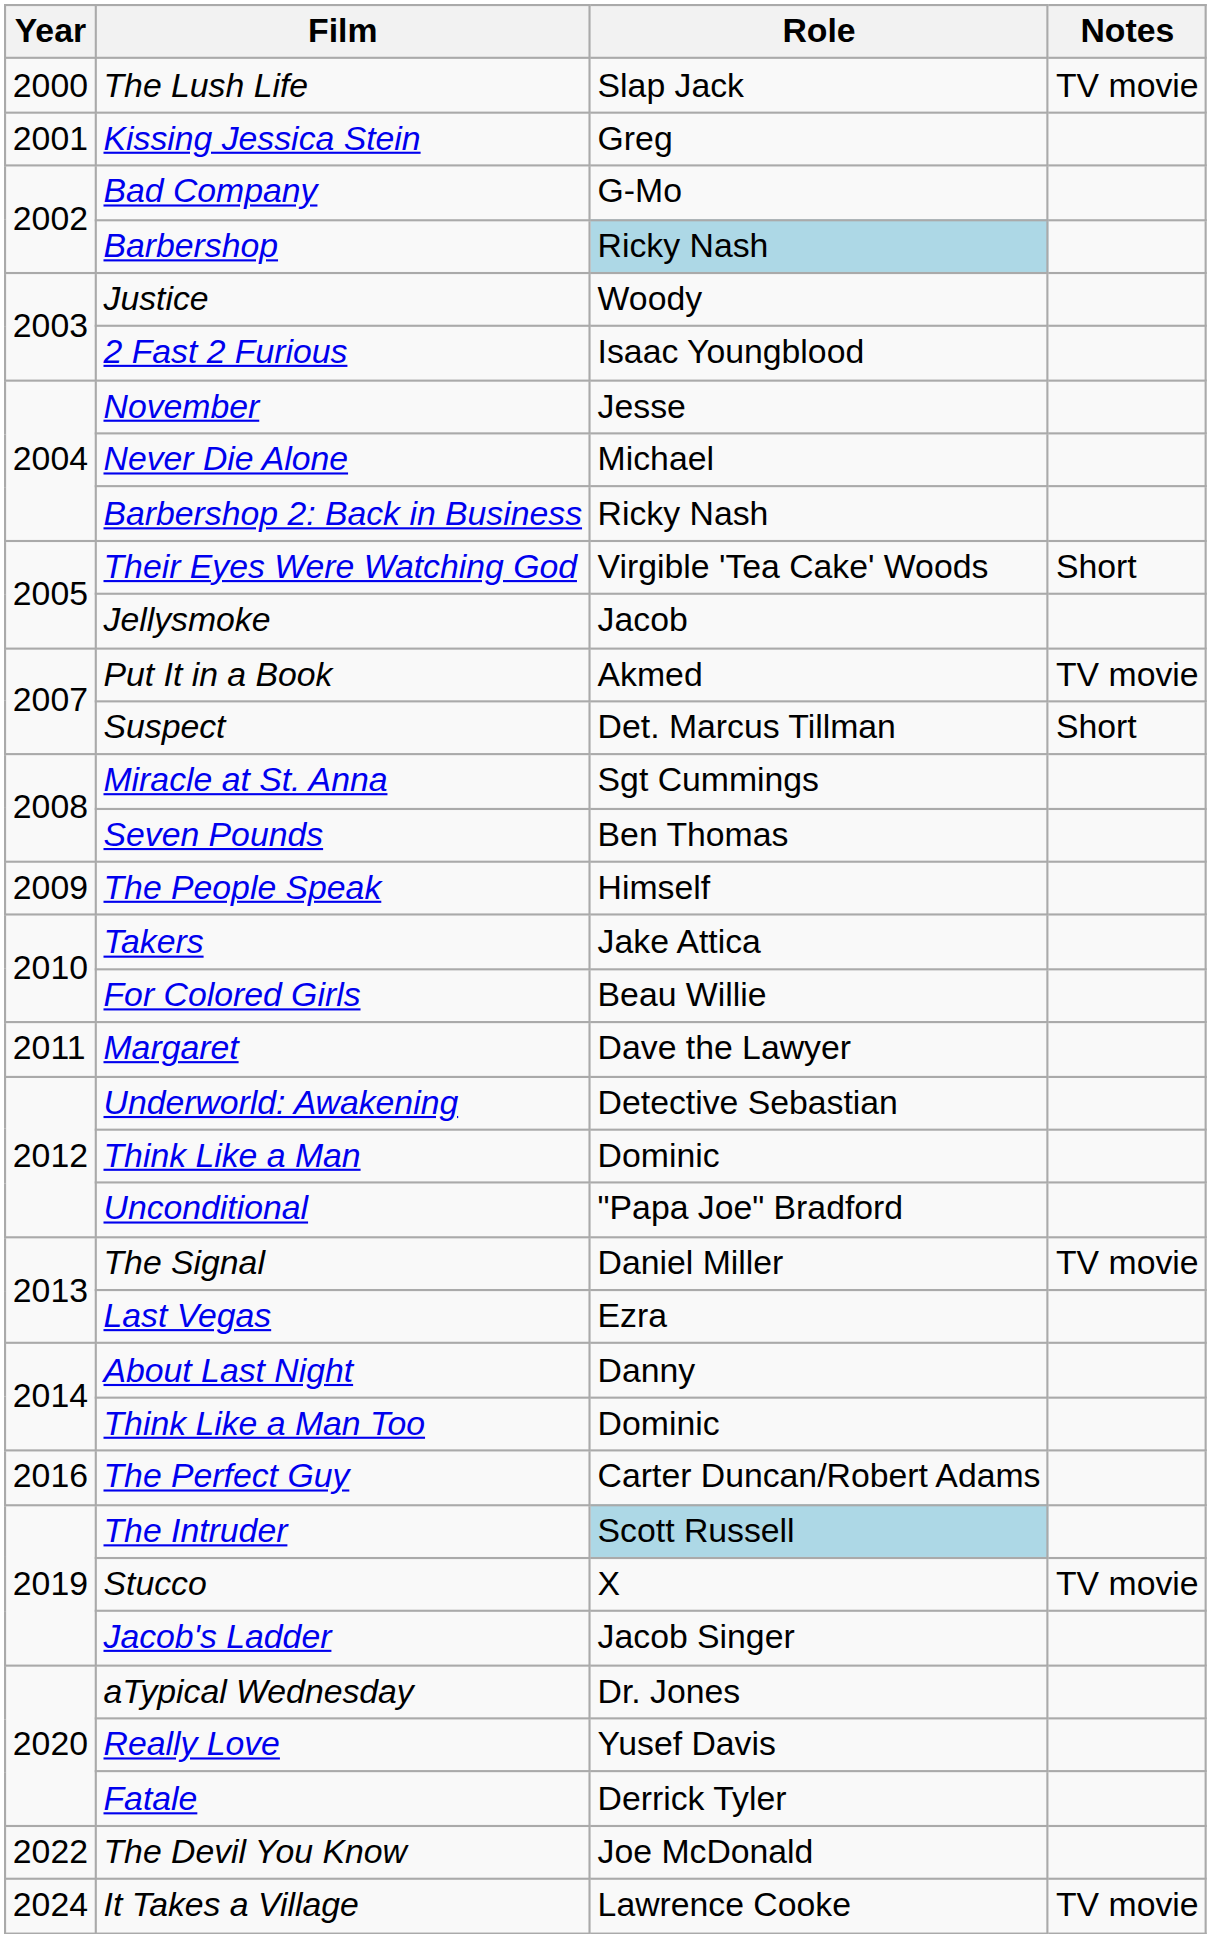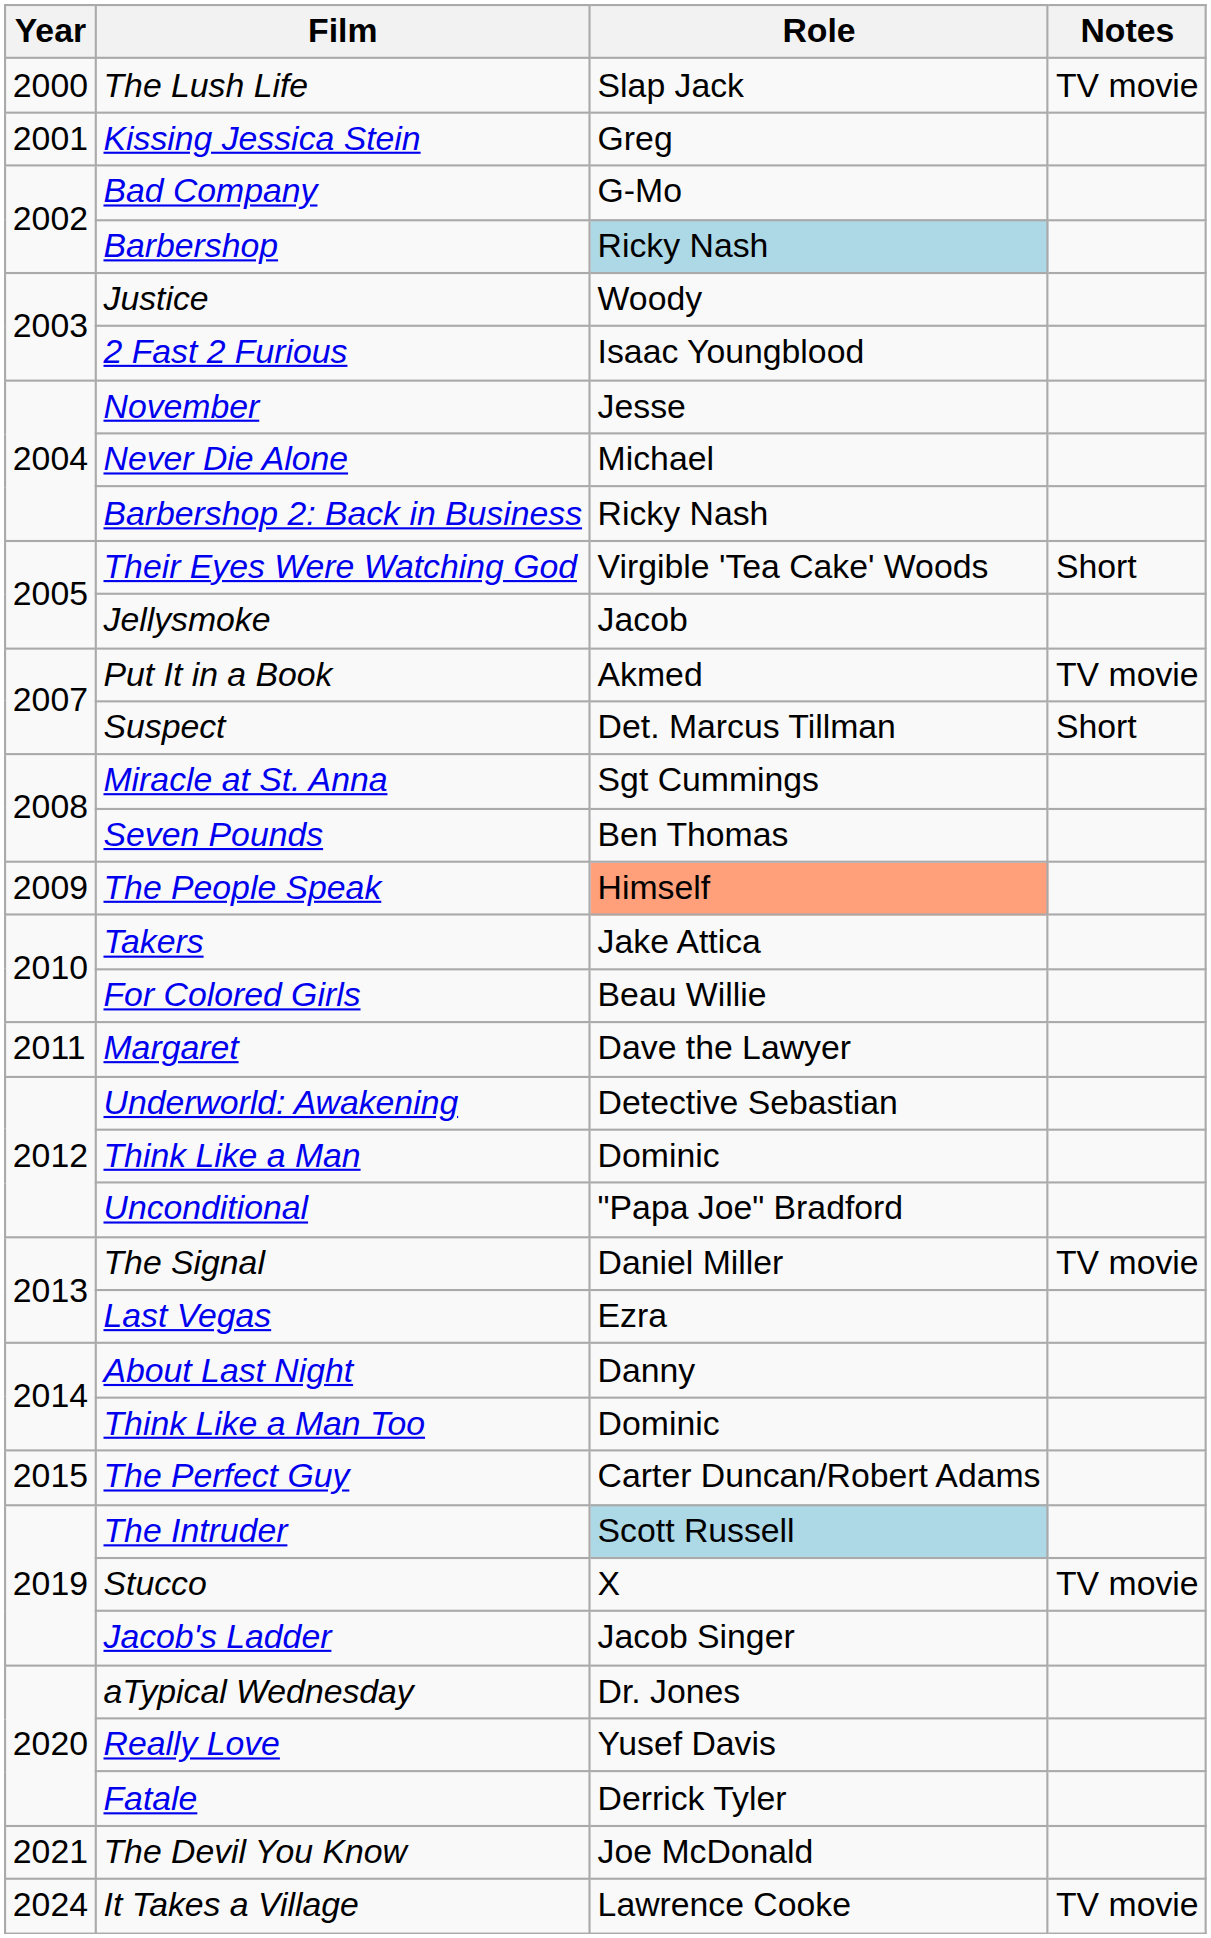(654, 887) no background -> (654, 887) lightsalmon background
(50, 1476) 2016 -> (50, 1476) 2015
(50, 1851) 2022 -> (50, 1851) 2021
